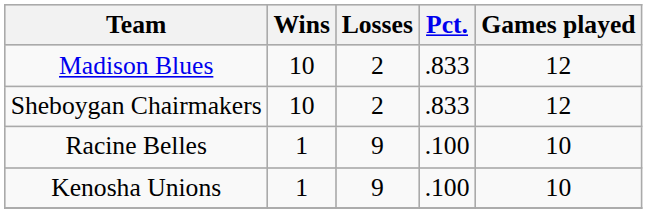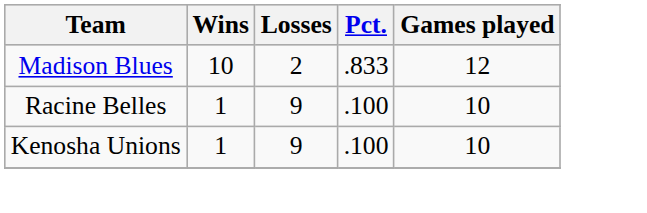- row: (136, 106)
